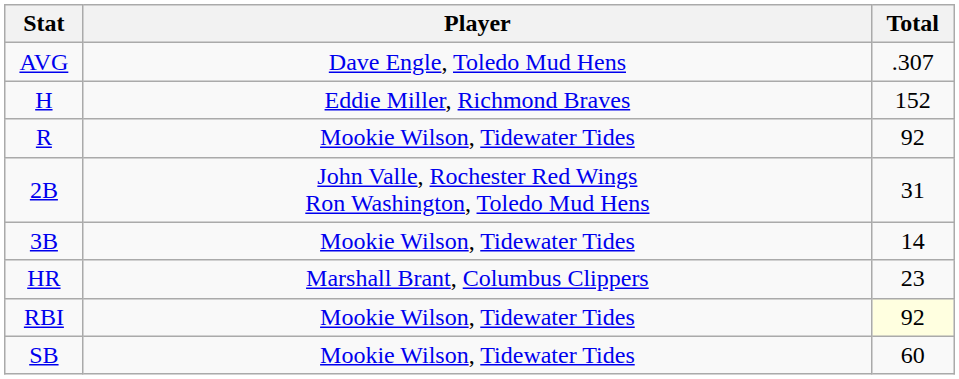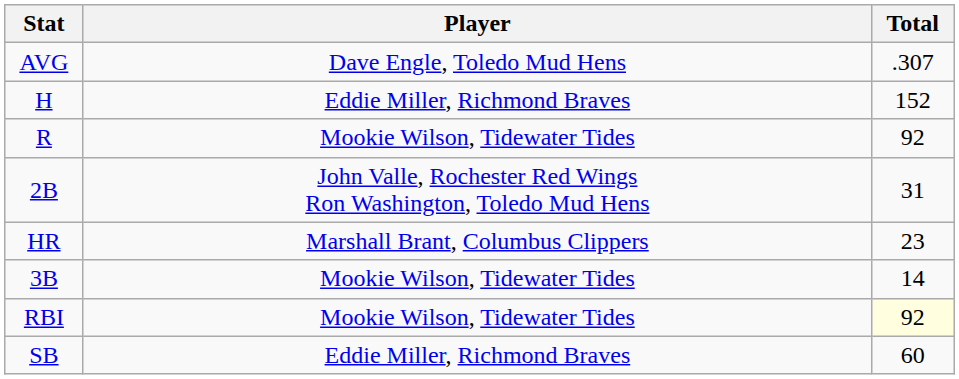rows swapped: (44, 240) <-> (44, 278)
(477, 355) Mookie Wilson, Tidewater Tides -> (477, 355) Eddie Miller, Richmond Braves
